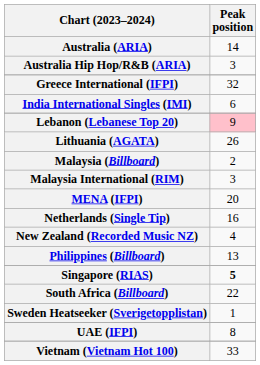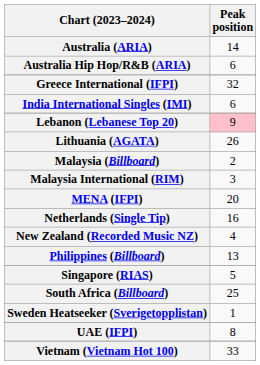(233, 65) 3 -> (233, 65) 6
(233, 274) bold -> (233, 274) normal
(233, 293) 22 -> (233, 293) 25
